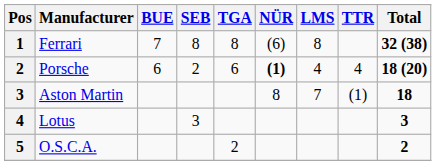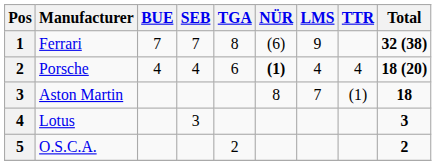(196, 43) 8 -> (196, 43) 7
(317, 43) 8 -> (317, 43) 9
(157, 69) 6 -> (157, 69) 4
(196, 69) 2 -> (196, 69) 4
